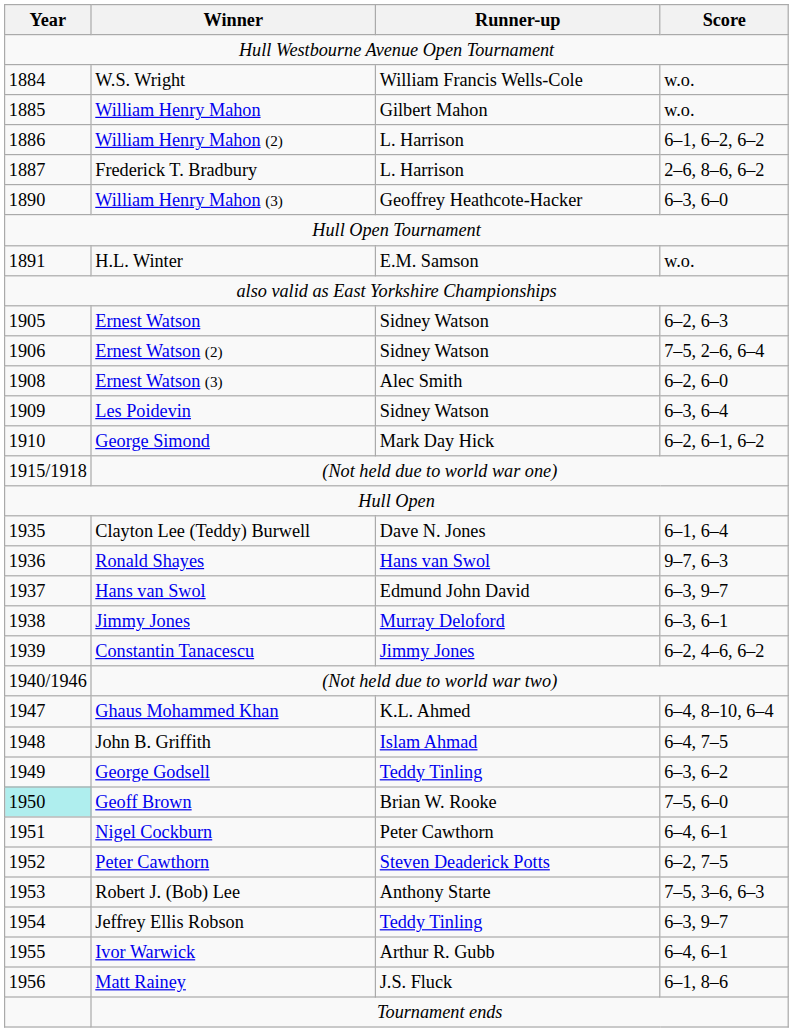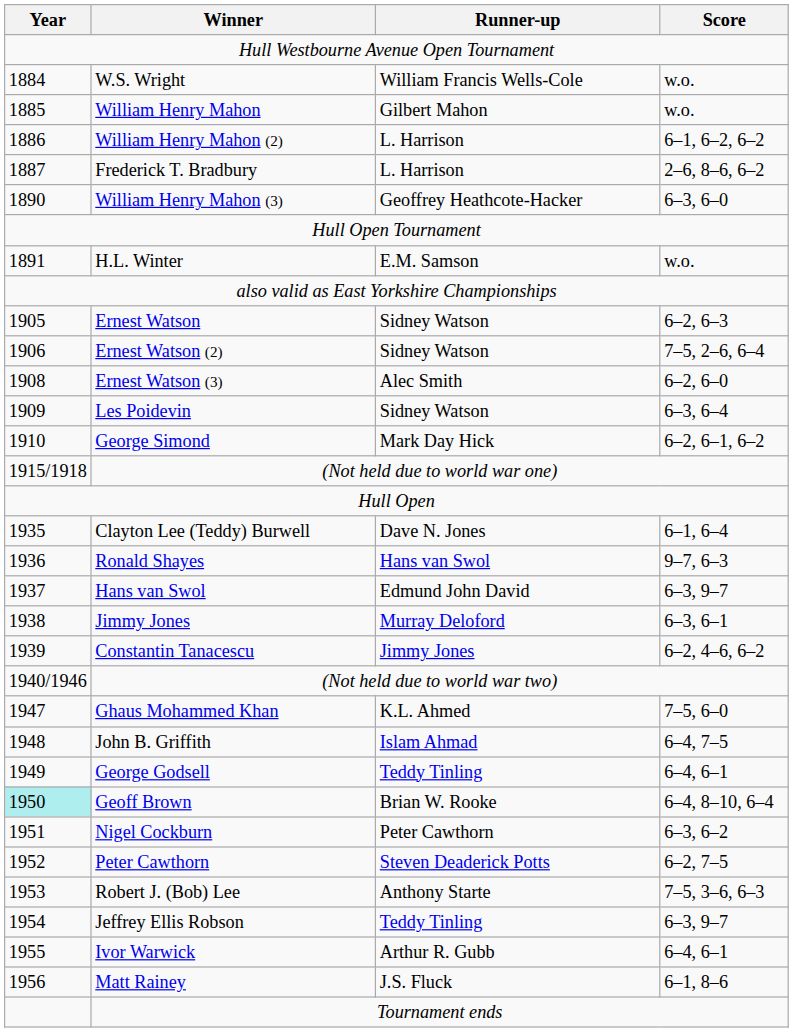(719, 711) 6–4, 8–10, 6–4 -> (696, 711) 7–5, 6–0
(696, 771) 6–3, 6–2 -> (696, 771) 6–4, 6–1
(696, 801) 7–5, 6–0 -> (719, 801) 6–4, 8–10, 6–4
(696, 831) 6–4, 6–1 -> (696, 831) 6–3, 6–2
